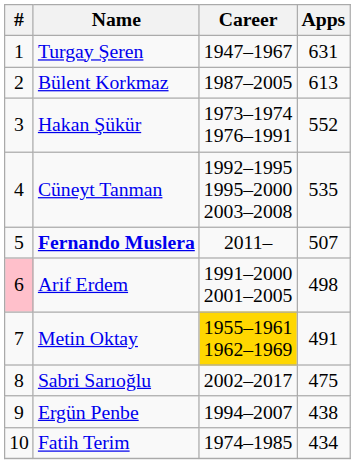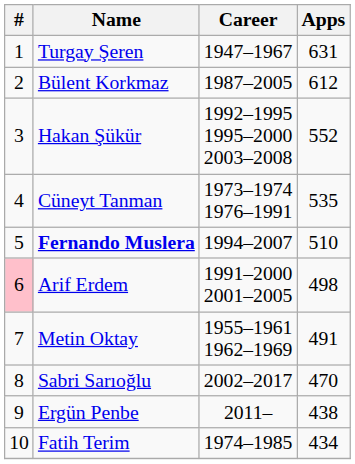(323, 82) 613 -> (323, 82) 612
(248, 124) 1973–1974 1976–1991 -> (248, 135) 1992–1995 1995–2000 2003–2008
(248, 189) 1992–1995 1995–2000 2003–2008 -> (248, 200) 1973–1974 1976–1991
(248, 242) 2011– -> (248, 242) 1994–2007
(323, 242) 507 -> (323, 242) 510
(248, 338) gold background -> (248, 338) no background
(323, 380) 475 -> (323, 380) 470
(248, 411) 1994–2007 -> (248, 411) 2011–
